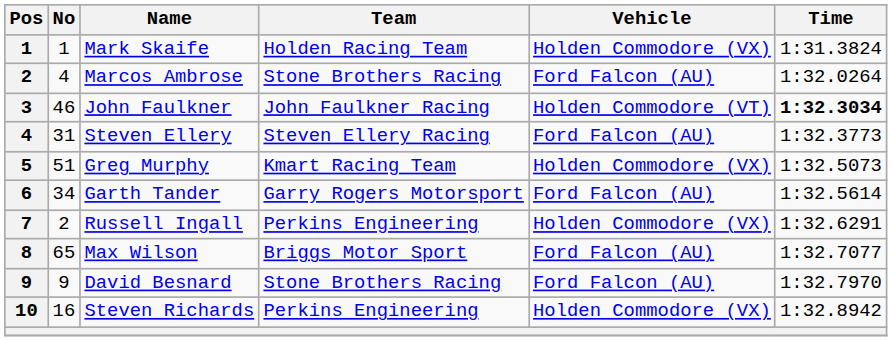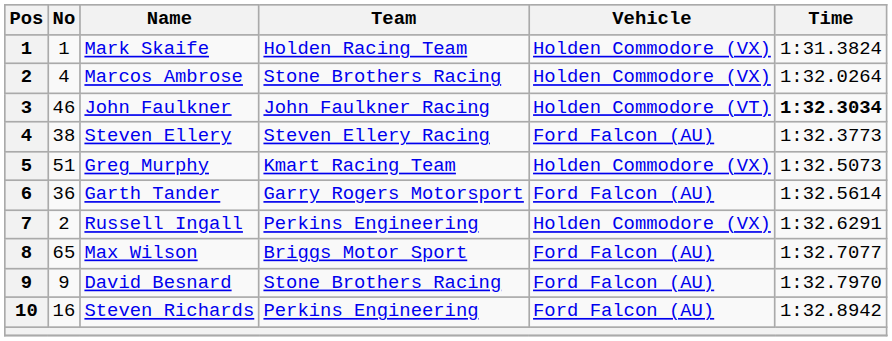(624, 78) Ford Falcon (AU) -> (652, 78) Holden Commodore (VX)
(64, 137) 31 -> (64, 137) 38
(64, 195) 34 -> (64, 195) 36
(652, 312) Holden Commodore (VX) -> (624, 312) Ford Falcon (AU)
